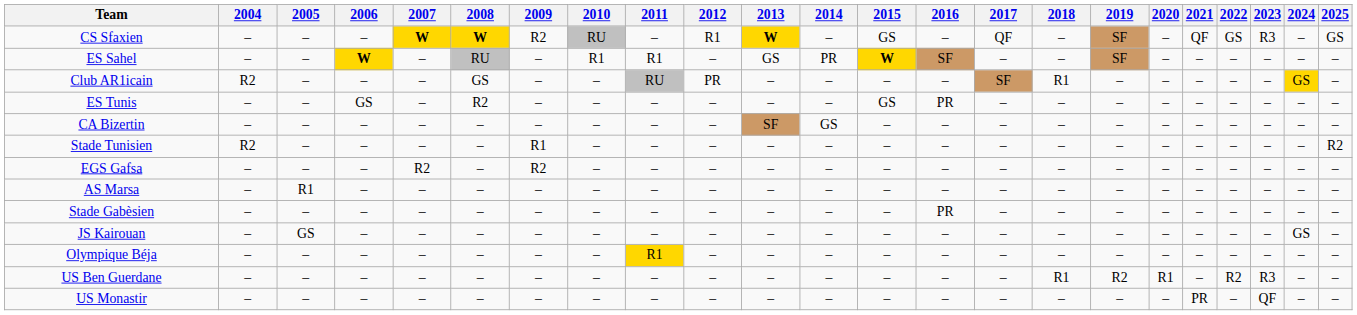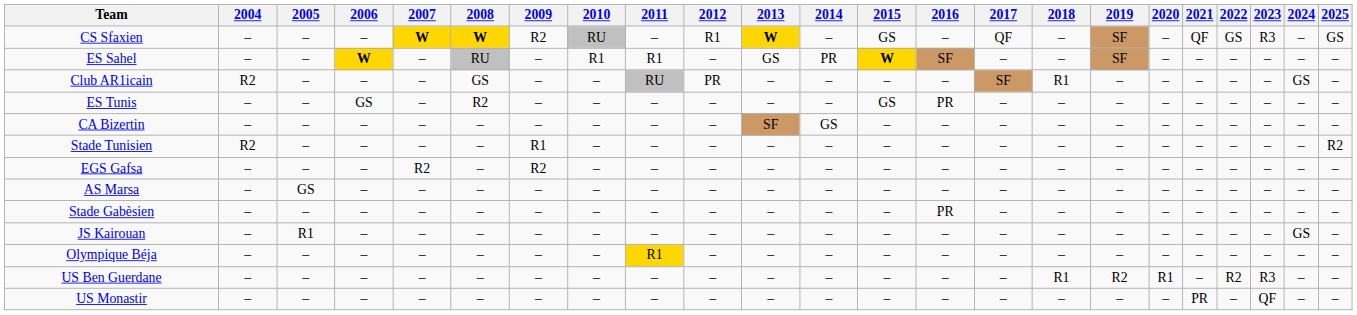(1301, 80) gold background -> (1301, 80) no background
(306, 189) R1 -> (306, 189) GS
(306, 233) GS -> (306, 233) R1
